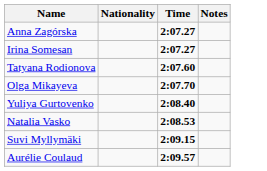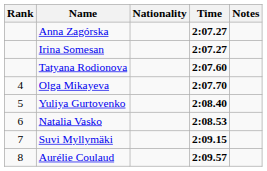+ column: (20, 13)
